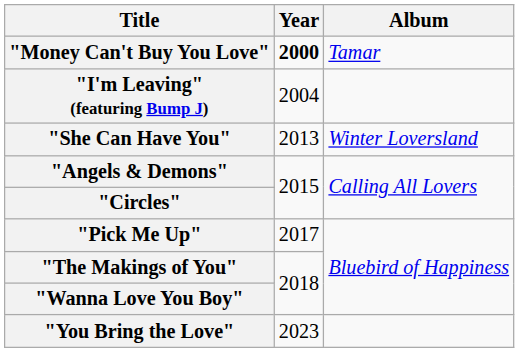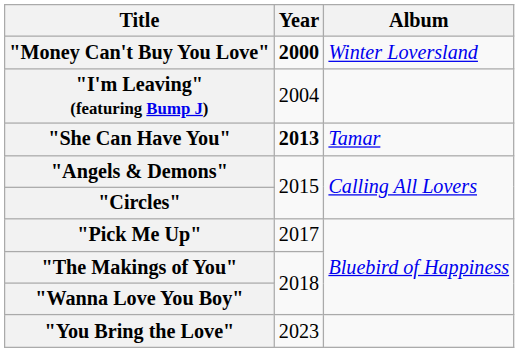(354, 52) Tamar -> (403, 52) Winter Loversland
(299, 139) normal -> (299, 139) bold
(403, 139) Winter Loversland -> (354, 139) Tamar
